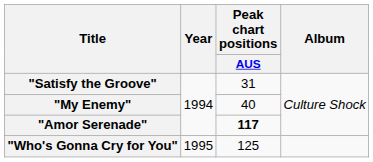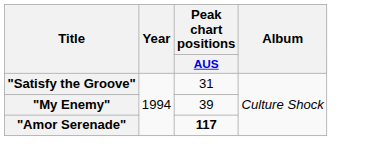(248, 104) 40 -> (206, 104) 39
- row: (93, 146)
